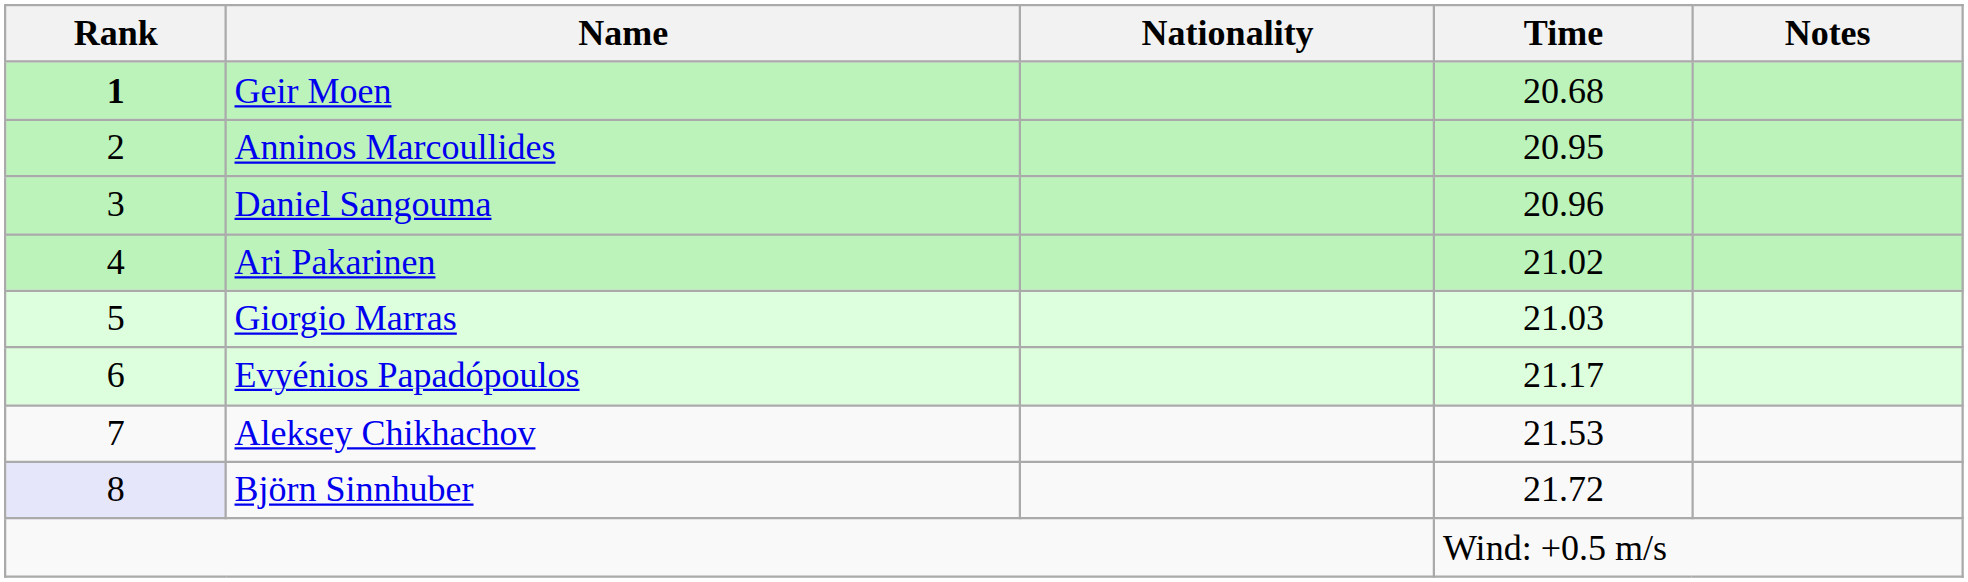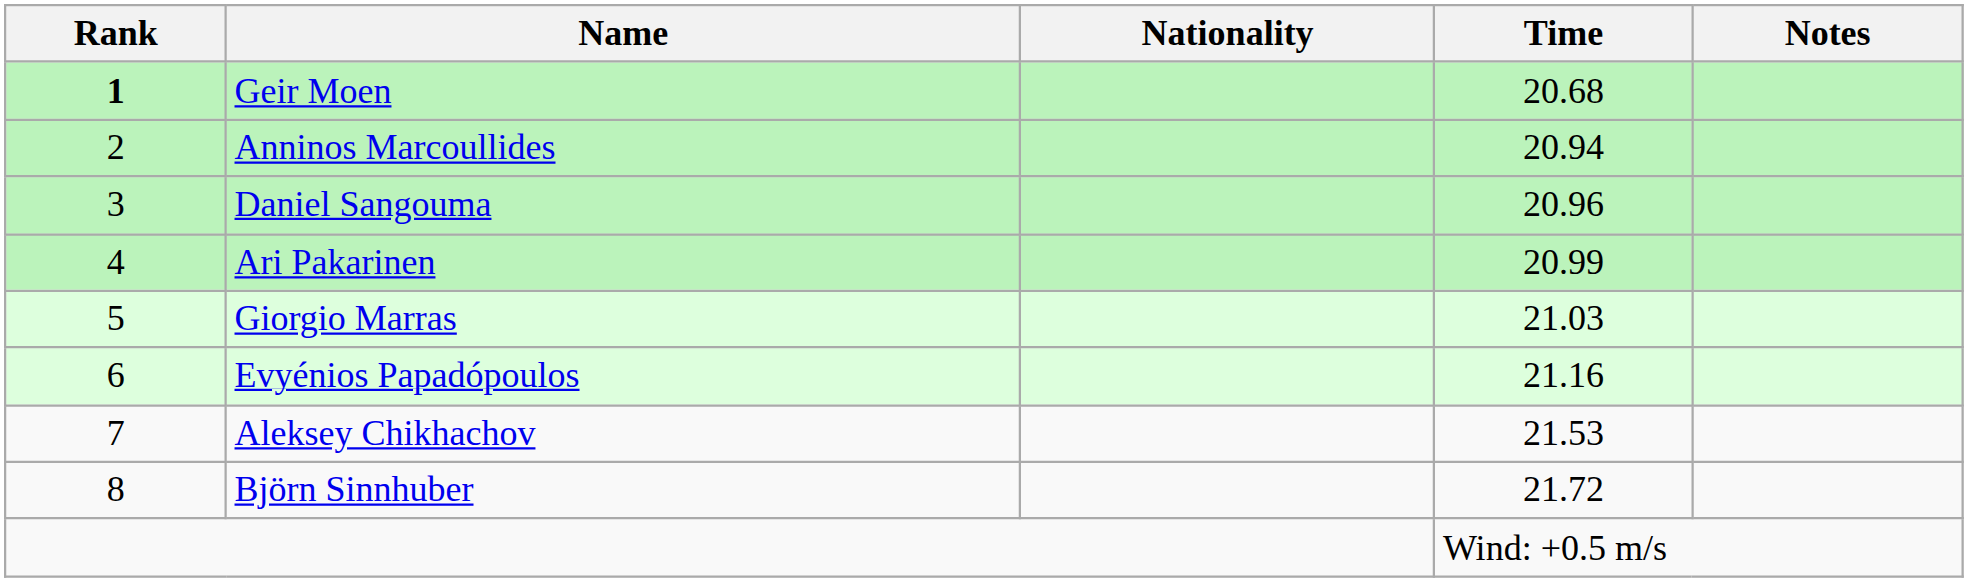(1563, 147) 20.95 -> (1563, 147) 20.94
(1563, 261) 21.02 -> (1563, 261) 20.99
(1563, 375) 21.17 -> (1563, 375) 21.16
(116, 489) lavender background -> (116, 489) no background
